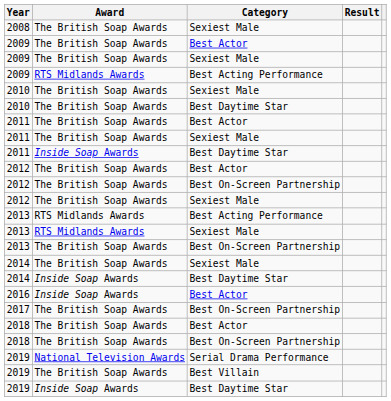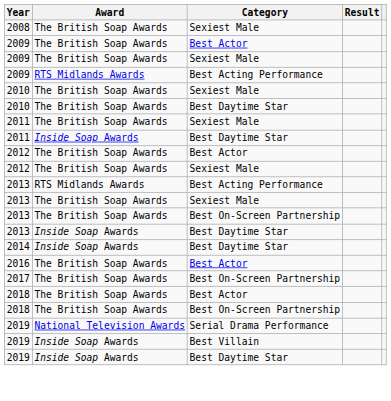- row: (18, 122)
- row: (18, 185)
(89, 232) RTS Midlands Awards -> (101, 200) The British Soap Awards
+ row: (18, 232)
- row: (18, 263)
(87, 294) Inside Soap Awards -> (101, 263) The British Soap Awards
(101, 373) The British Soap Awards -> (87, 341) Inside Soap Awards
